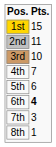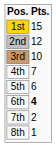(36, 41) 11 -> (37, 41) 12
(34, 117) 3 -> (34, 117) 2
